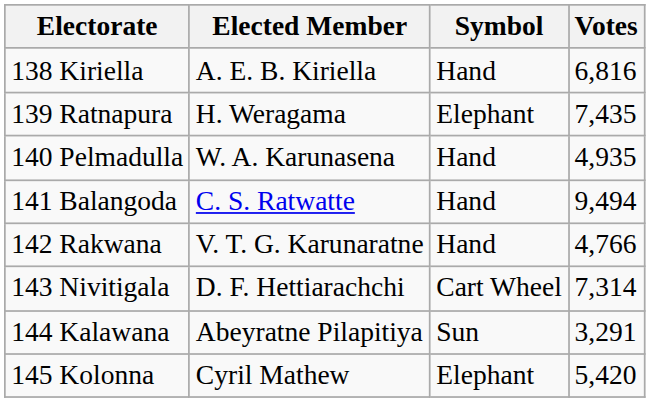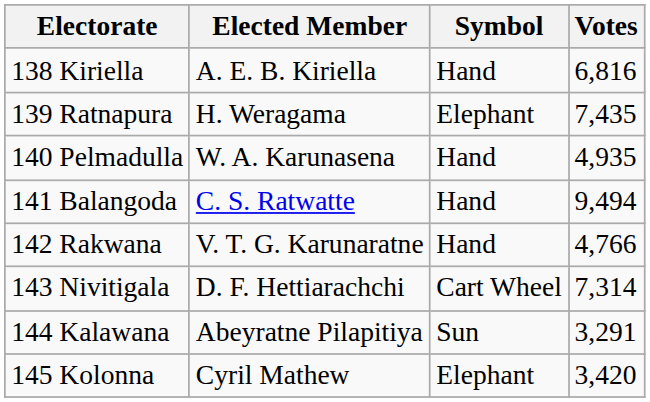(606, 375) 5,420 -> (606, 375) 3,420
